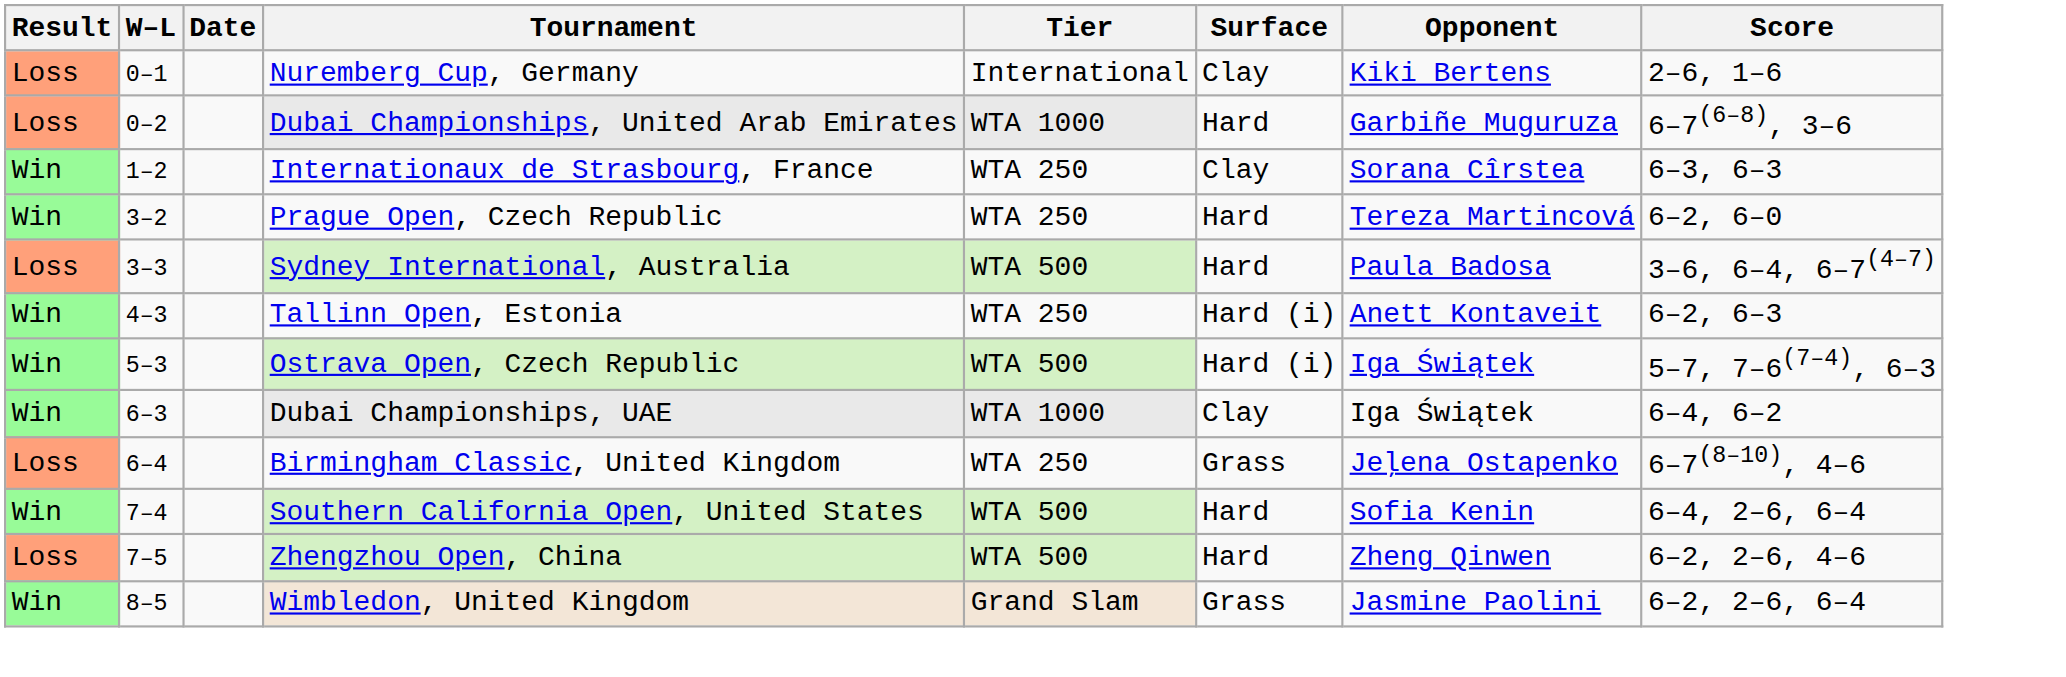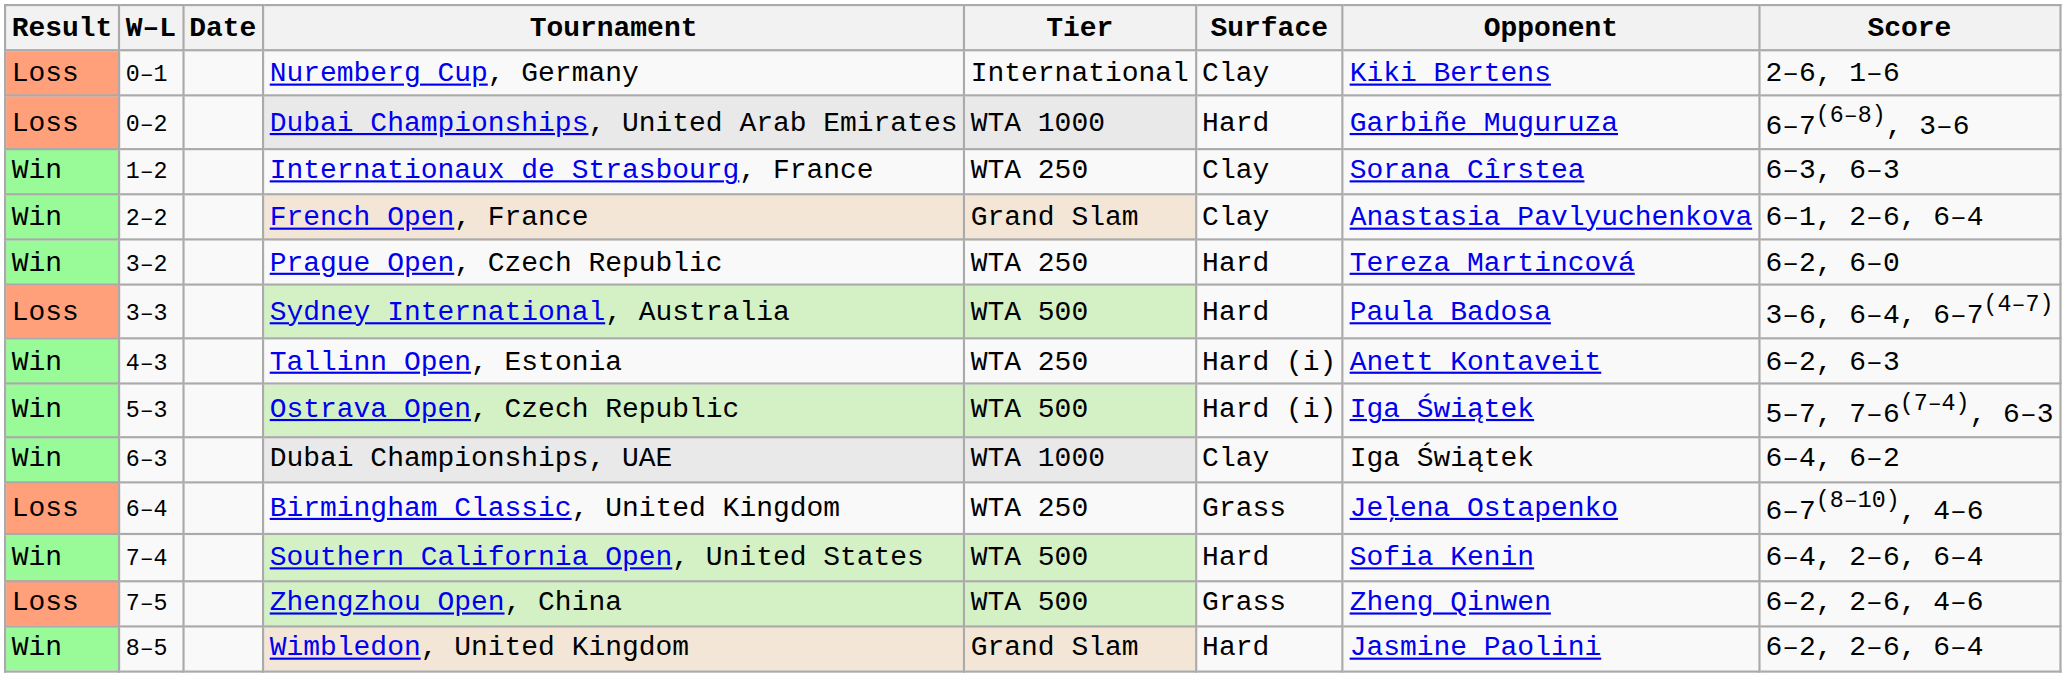+ row: (429, 217)
(1236, 558) Hard -> (1244, 603) Grass
(1244, 603) Grass -> (1236, 649) Hard
